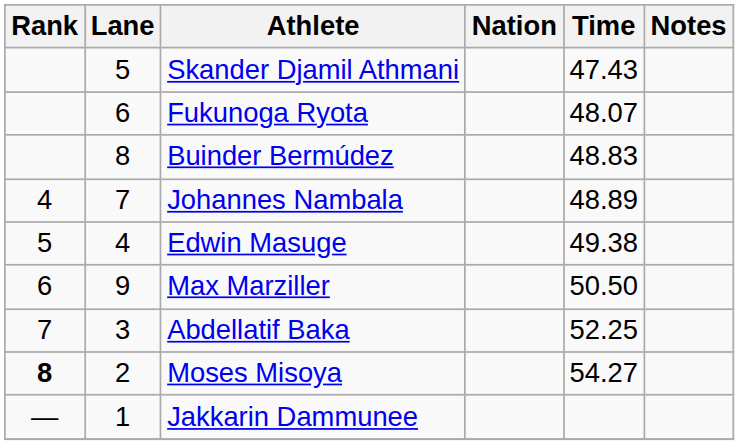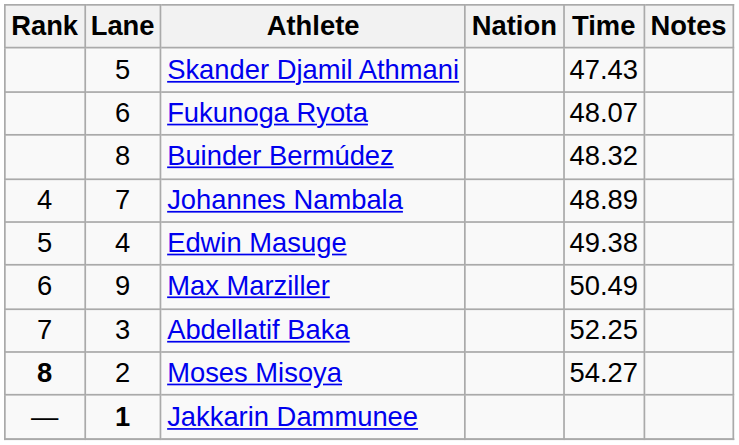(604, 156) 48.83 -> (604, 156) 48.32
(604, 286) 50.50 -> (604, 286) 50.49
(123, 416) normal -> (123, 416) bold
